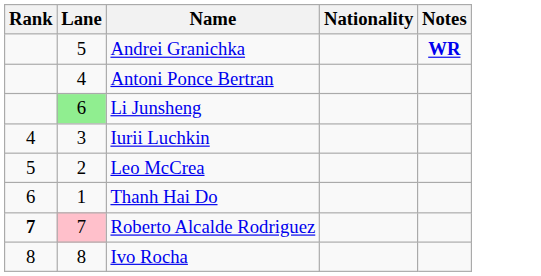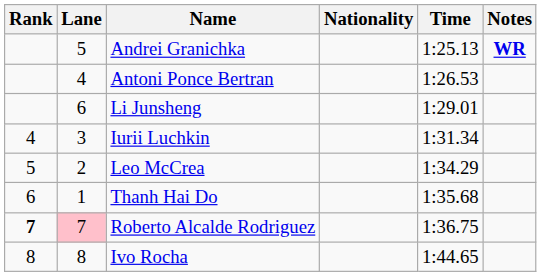+ column: (450, 19)
(82, 108) lightgreen background -> (82, 108) no background
